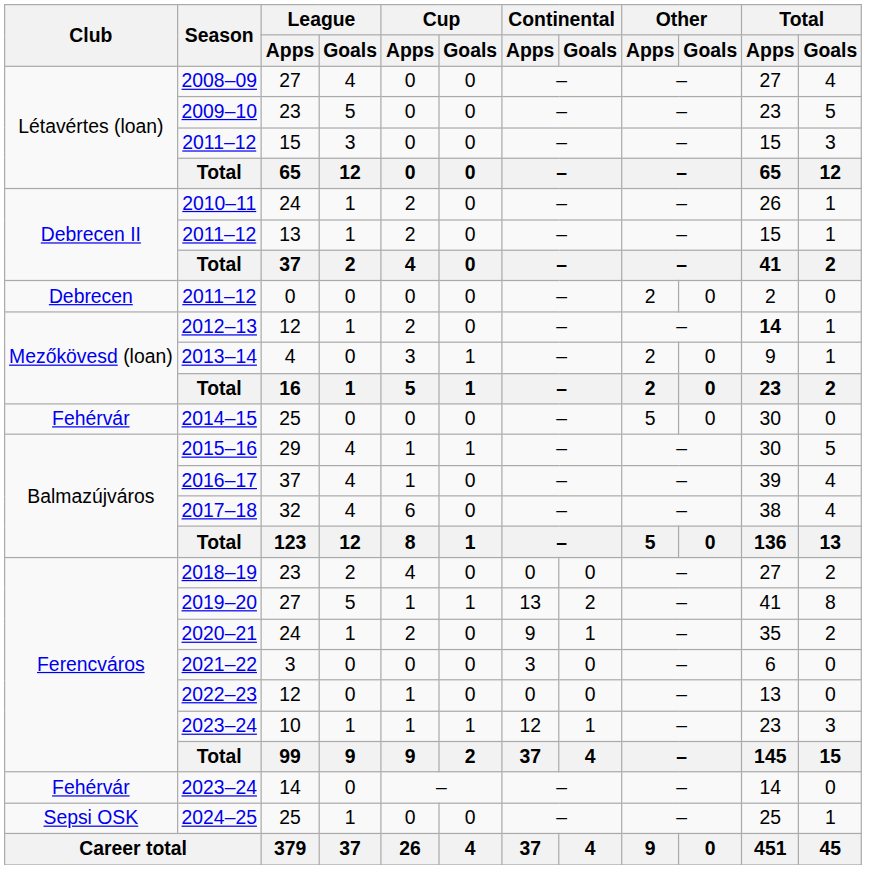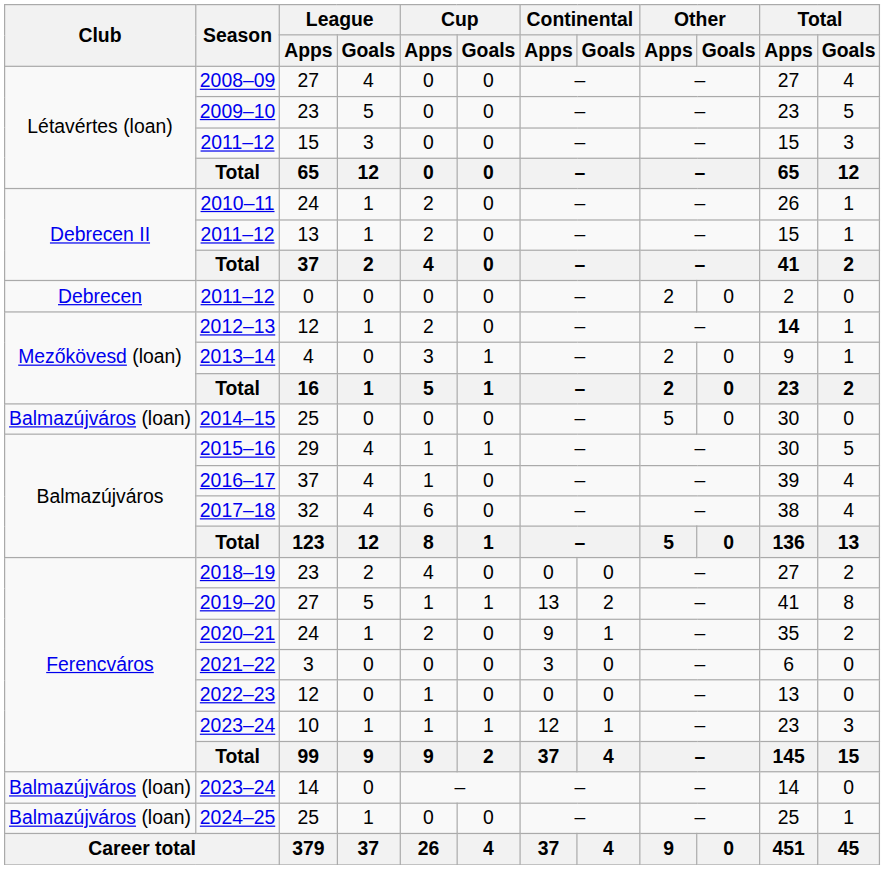(91, 419) Fehérvár -> (100, 419) Balmazújváros (loan)
(91, 787) Fehérvár -> (100, 787) Balmazújváros (loan)
(91, 818) Sepsi OSK -> (100, 818) Balmazújváros (loan)
